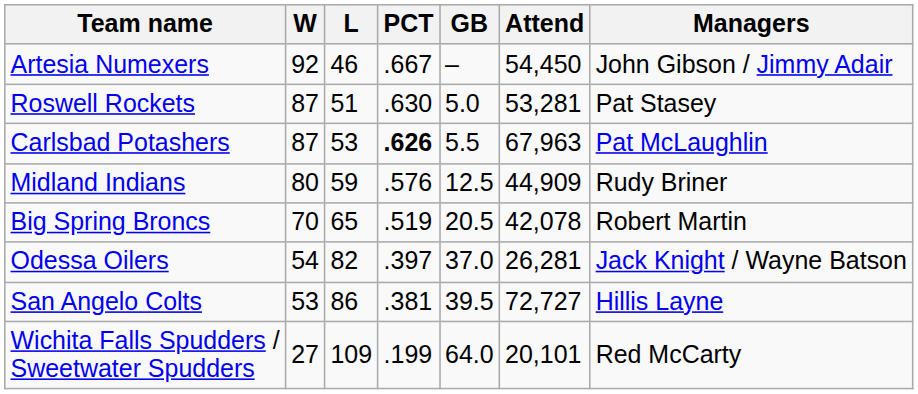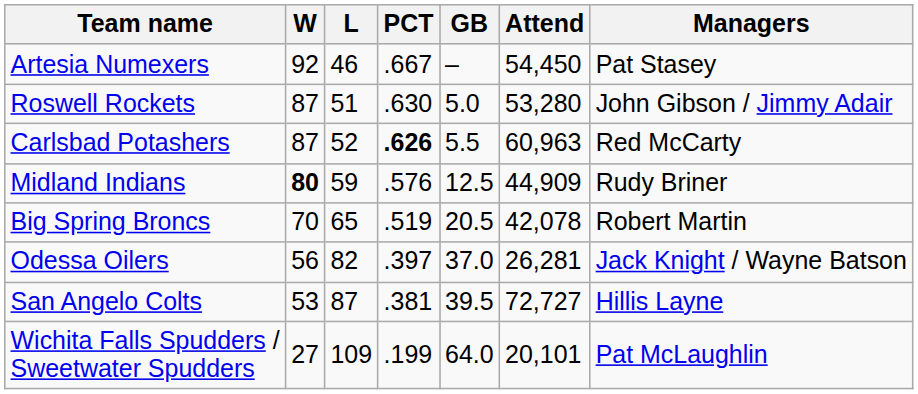(744, 63) John Gibson / Jimmy Adair -> (656, 63) Pat Stasey
(543, 103) 53,281 -> (543, 103) 53,280
(656, 103) Pat Stasey -> (744, 103) John Gibson / Jimmy Adair
(344, 143) 53 -> (344, 143) 52
(543, 143) 67,963 -> (543, 143) 60,963
(682, 143) Pat McLaughlin -> (668, 143) Red McCarty
(305, 182) normal -> (305, 182) bold
(305, 261) 54 -> (305, 261) 56
(344, 301) 86 -> (344, 301) 87
(668, 355) Red McCarty -> (682, 355) Pat McLaughlin
